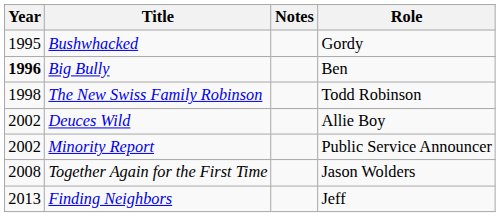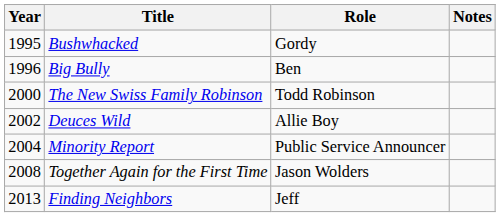columns swapped: (407, 17) <-> (294, 17)
(25, 69) bold -> (25, 69) normal
(25, 95) 1998 -> (25, 95) 2000
(25, 146) 2002 -> (25, 146) 2004
